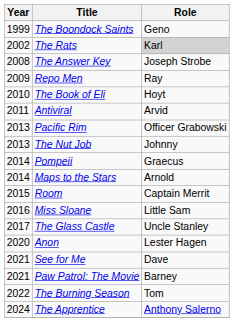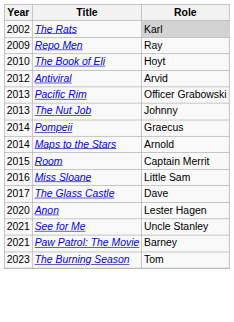- row: (84, 29)
- row: (73, 62)
(18, 111) 2011 -> (18, 78) 2012
(176, 227) Uncle Stanley -> (156, 194) Dave
(156, 260) Dave -> (176, 227) Uncle Stanley
(18, 293) 2022 -> (18, 260) 2023
- row: (70, 309)
